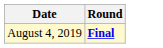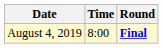+ column: (101, 14)
